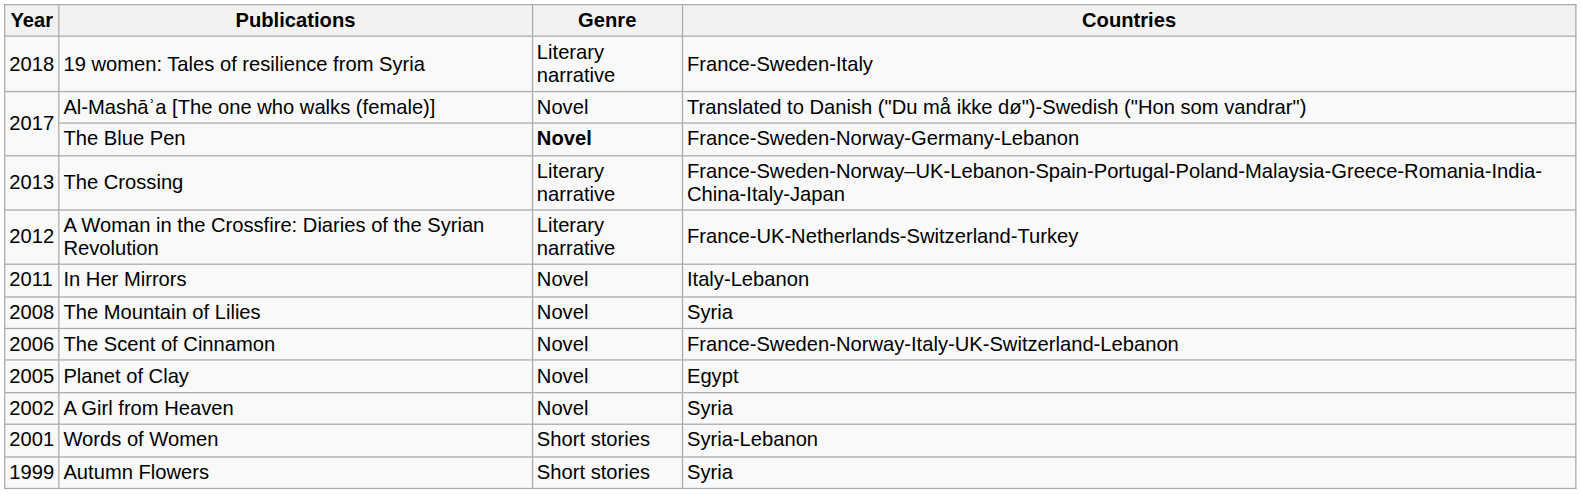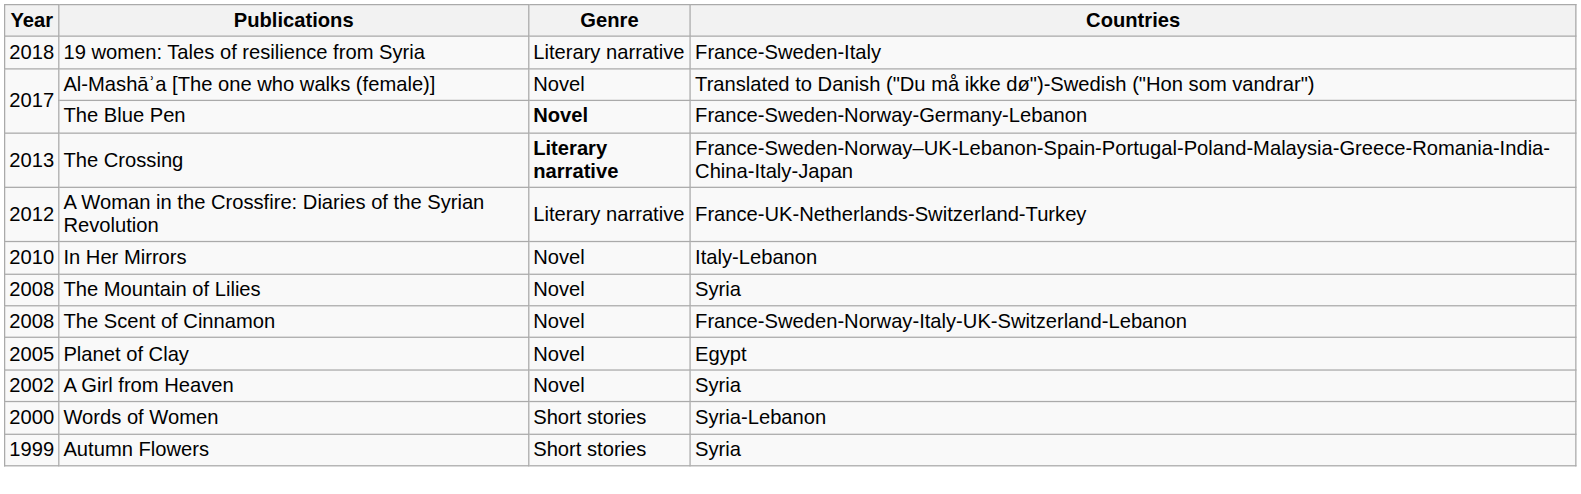(576, 182) normal -> (576, 159) bold
(31, 280) 2011 -> (32, 257) 2010
(32, 344) 2006 -> (32, 321) 2008
(32, 440) 2001 -> (32, 417) 2000
